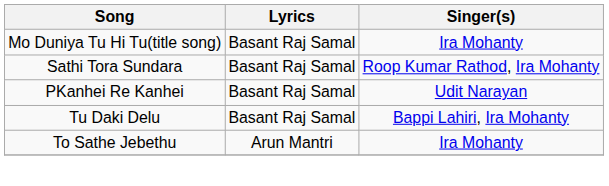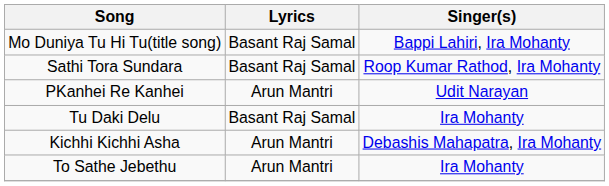(481, 42) Ira Mohanty -> (482, 42) Bappi Lahiri, Ira Mohanty
(292, 92) Basant Raj Samal -> (292, 92) Arun Mantri
(481, 117) Bappi Lahiri, Ira Mohanty -> (482, 117) Ira Mohanty
+ row: (115, 142)
